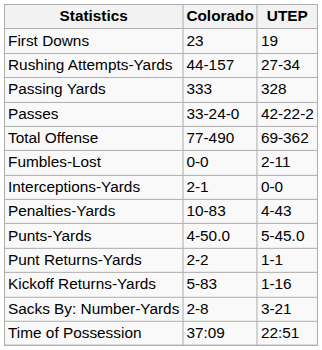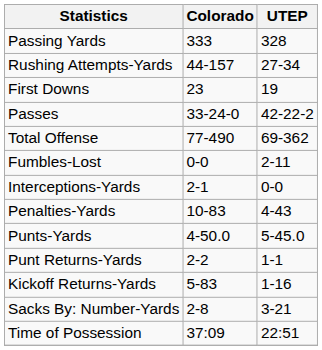rows swapped: (49, 41) <-> (57, 89)
